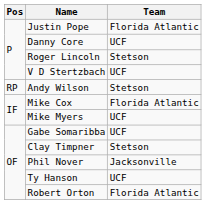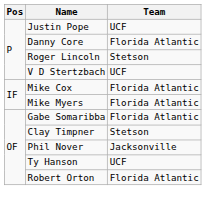(154, 27) Florida Atlantic -> (118, 27) UCF
(118, 42) UCF -> (154, 42) Florida Atlantic
- row: (58, 87)
(118, 117) UCF -> (154, 102) Florida Atlantic
(118, 132) UCF -> (154, 117) Florida Atlantic
